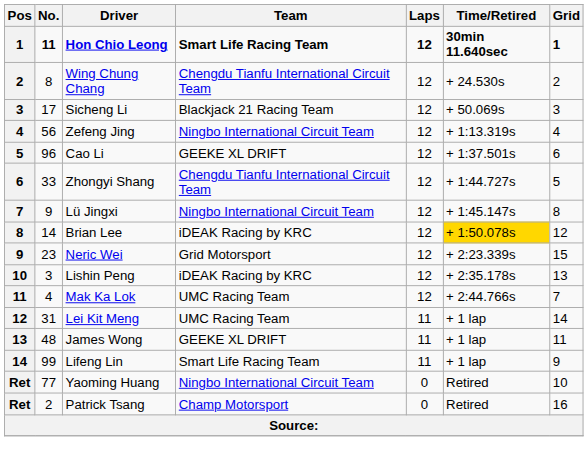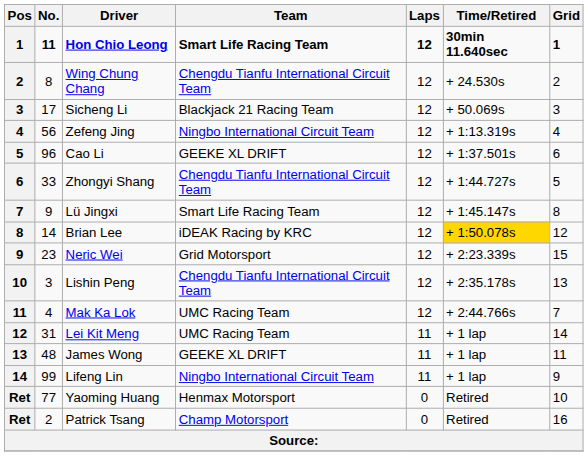(276, 211) Ningbo International Circuit Team -> (249, 211) Smart Life Racing Team
(245, 275) iDEAK Racing by KRC -> (284, 283) Chengdu Tianfu International Circuit Team
(249, 361) Smart Life Racing Team -> (276, 376) Ningbo International Circuit Team
(276, 382) Ningbo International Circuit Team -> (237, 397) Henmax Motorsport
